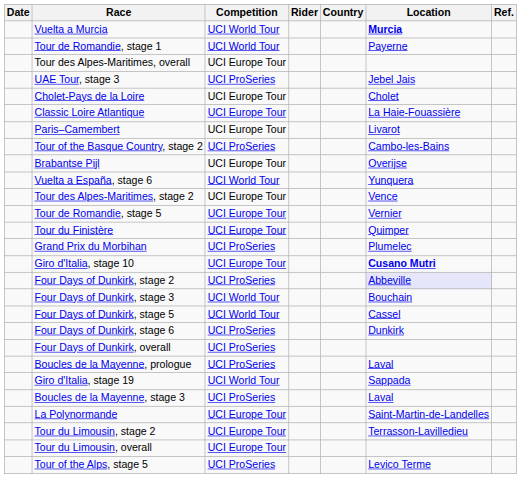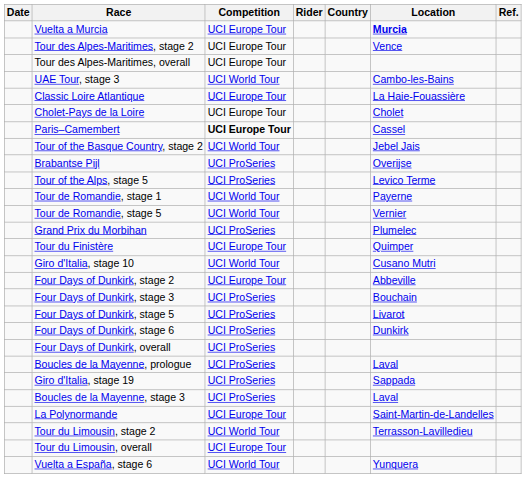(244, 29) UCI World Tour -> (247, 29) UCI Europe Tour
rows swapped: (114, 197) <-> (98, 46)
(241, 79) UCI ProSeries -> (244, 79) UCI World Tour
(392, 79) Jebel Jais -> (413, 79) Cambo-les-Bains
rows swapped: (89, 113) <-> (89, 96)
(247, 130) normal -> (249, 130) bold
(384, 130) Livarot -> (389, 130) Cassel
(241, 146) UCI ProSeries -> (244, 146) UCI World Tour
(409, 146) Cambo-les-Bains -> (396, 146) Jebel Jais
(247, 163) UCI Europe Tour -> (241, 163) UCI ProSeries
rows swapped: (91, 465) <-> (93, 180)
(247, 213) UCI Europe Tour -> (244, 213) UCI World Tour
rows swapped: (91, 247) <-> (74, 230)
(247, 264) UCI Europe Tour -> (244, 264) UCI World Tour
(402, 264) bold -> (404, 264) normal
(241, 280) UCI ProSeries -> (247, 280) UCI Europe Tour
(390, 280) lavender background -> (394, 280) no background
(244, 297) UCI World Tour -> (241, 297) UCI ProSeries
(244, 314) UCI World Tour -> (241, 314) UCI ProSeries
(384, 314) Cassel -> (389, 314) Livarot
(244, 381) UCI World Tour -> (241, 381) UCI ProSeries
(247, 431) UCI Europe Tour -> (244, 431) UCI World Tour
